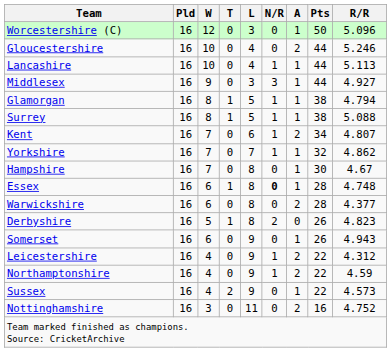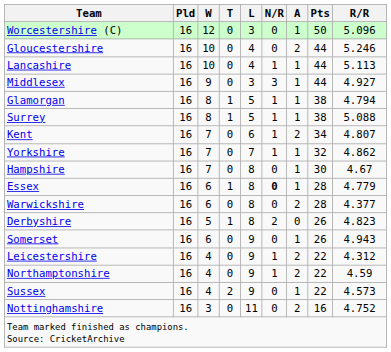(360, 187) 4.748 -> (360, 187) 4.779
